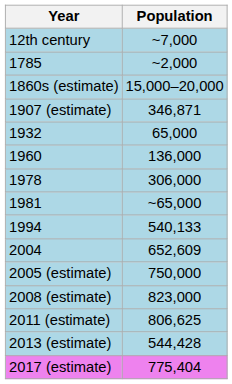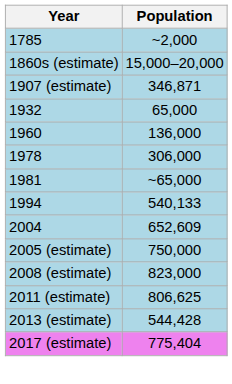- row: (50, 40)
